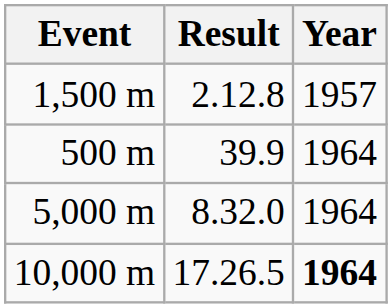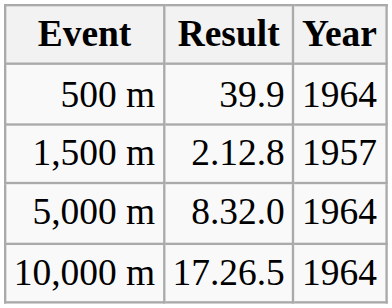rows swapped: (108, 152) <-> (94, 93)
(340, 271) bold -> (340, 271) normal
